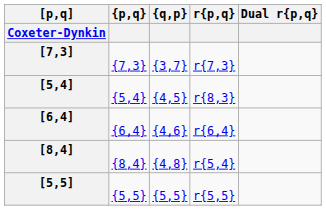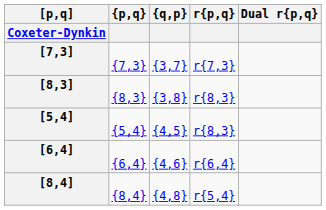+ row: (57, 85)
- row: (57, 182)
